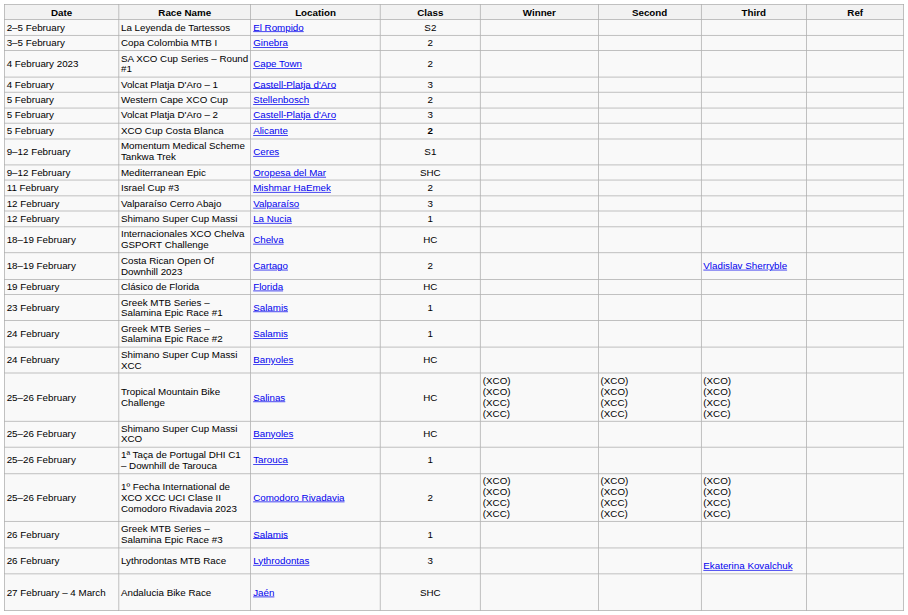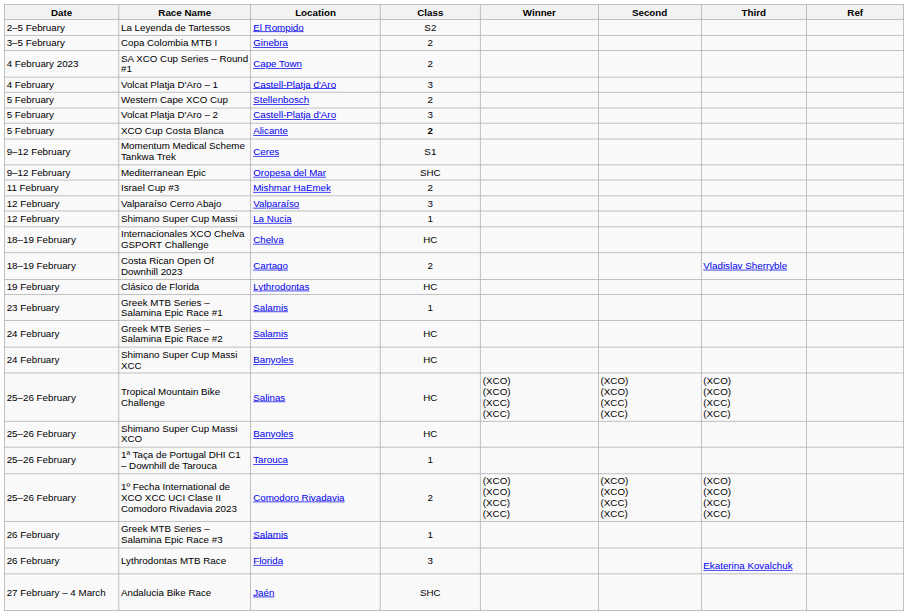(268, 286) Florida -> (281, 286) Lythrodontas
(430, 333) 1 -> (430, 333) HC
(281, 560) Lythrodontas -> (268, 560) Florida
